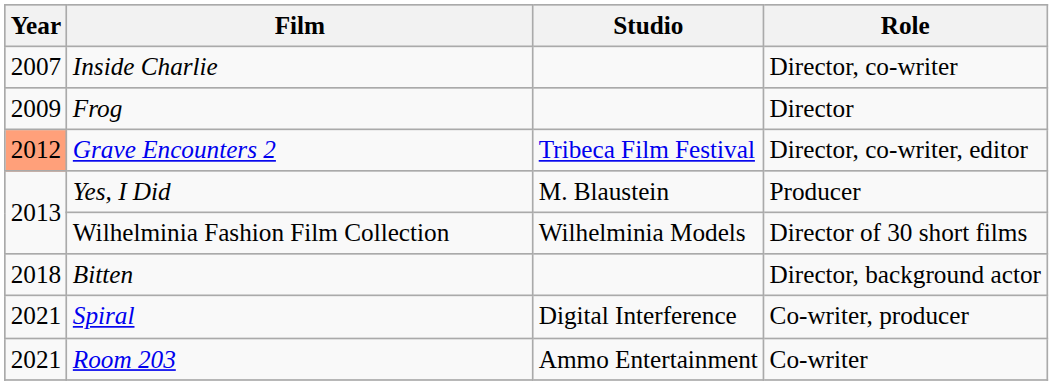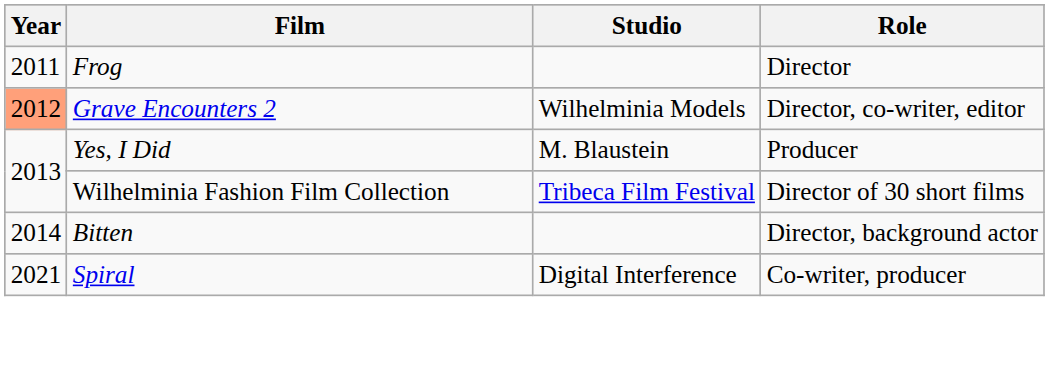- row: (145, 67)
(36, 108) 2009 -> (35, 67) 2011
(647, 150) Tribeca Film Festival -> (642, 108) Wilhelminia Models
(642, 233) Wilhelminia Models -> (647, 191) Tribeca Film Festival
(36, 275) 2018 -> (36, 233) 2014
- row: (124, 358)
